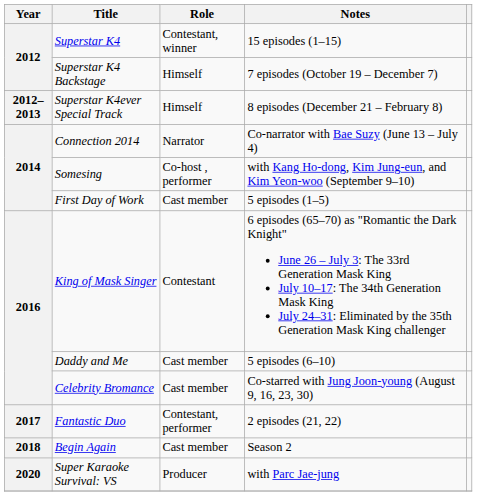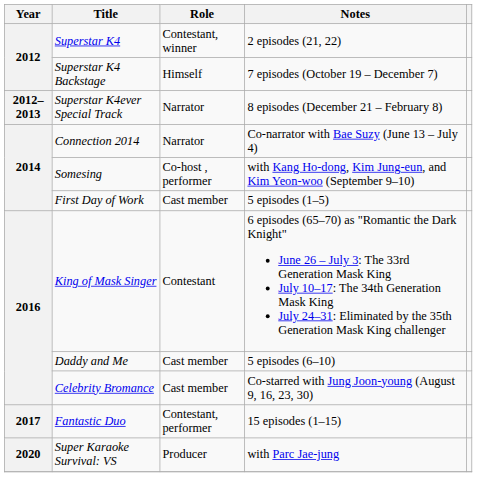(294, 40) 15 episodes (1–15) -> (294, 40) 2 episodes (21, 22)
(182, 107) Himself -> (183, 107) Narrator
(294, 421) 2 episodes (21, 22) -> (294, 421) 15 episodes (1–15)
- row: (85, 447)
